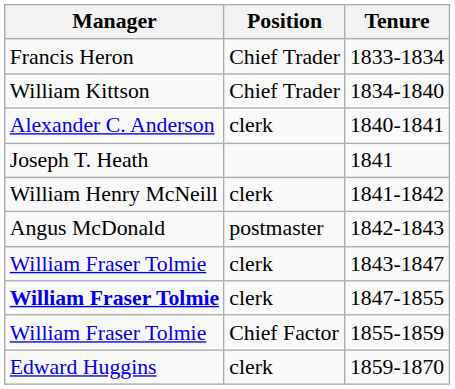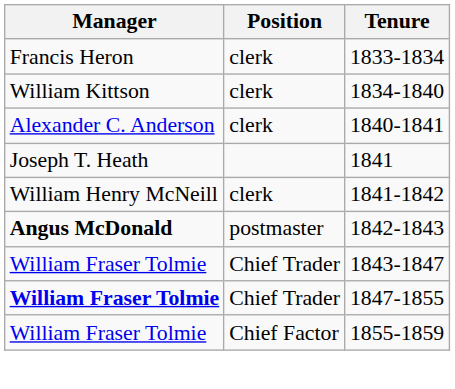(285, 56) Chief Trader -> (251, 56) clerk
(285, 90) Chief Trader -> (251, 90) clerk
(87, 228) normal -> (91, 228) bold
(251, 263) clerk -> (285, 263) Chief Trader
(251, 297) clerk -> (285, 297) Chief Trader
- row: (397, 366)
